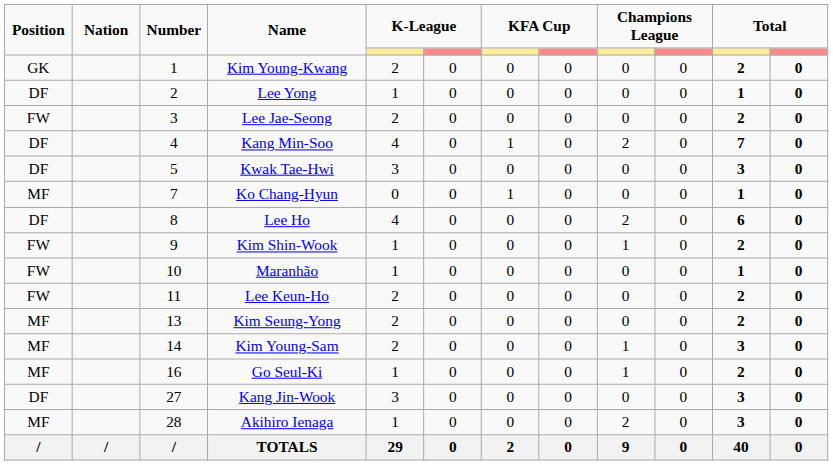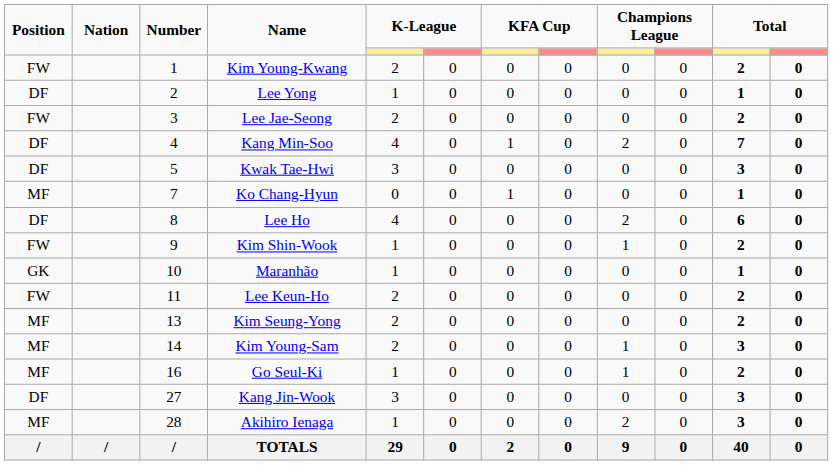(38, 67) GK -> (38, 67) FW
(38, 270) FW -> (38, 270) GK
